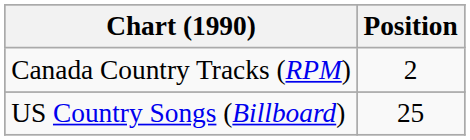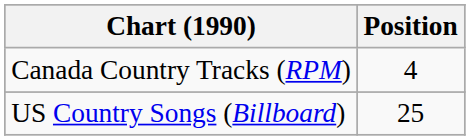(411, 69) 2 -> (411, 69) 4
